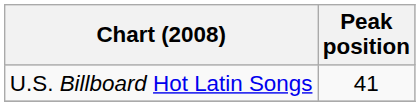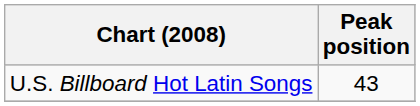(366, 82) 41 -> (366, 82) 43
